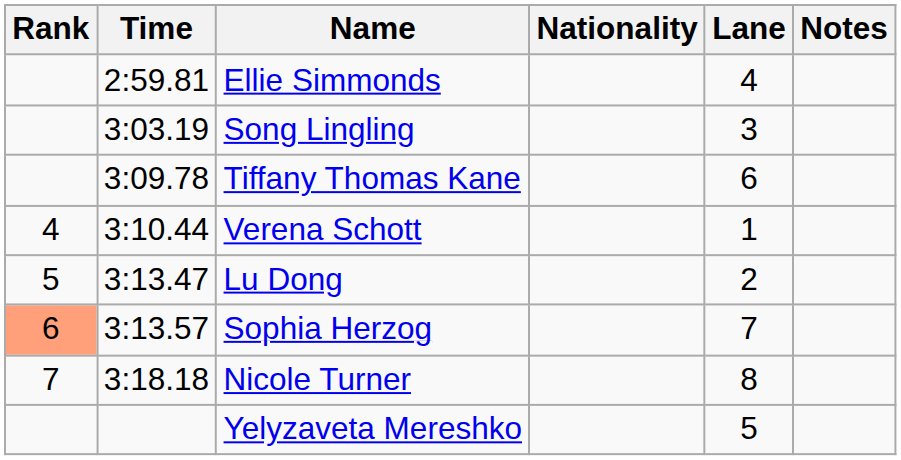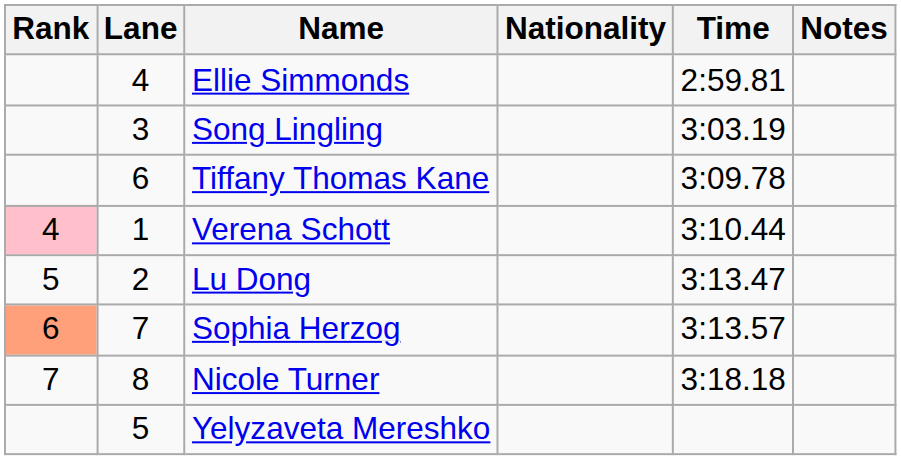columns swapped: (749, 29) <-> (156, 29)
(51, 229) no background -> (51, 229) pink background
